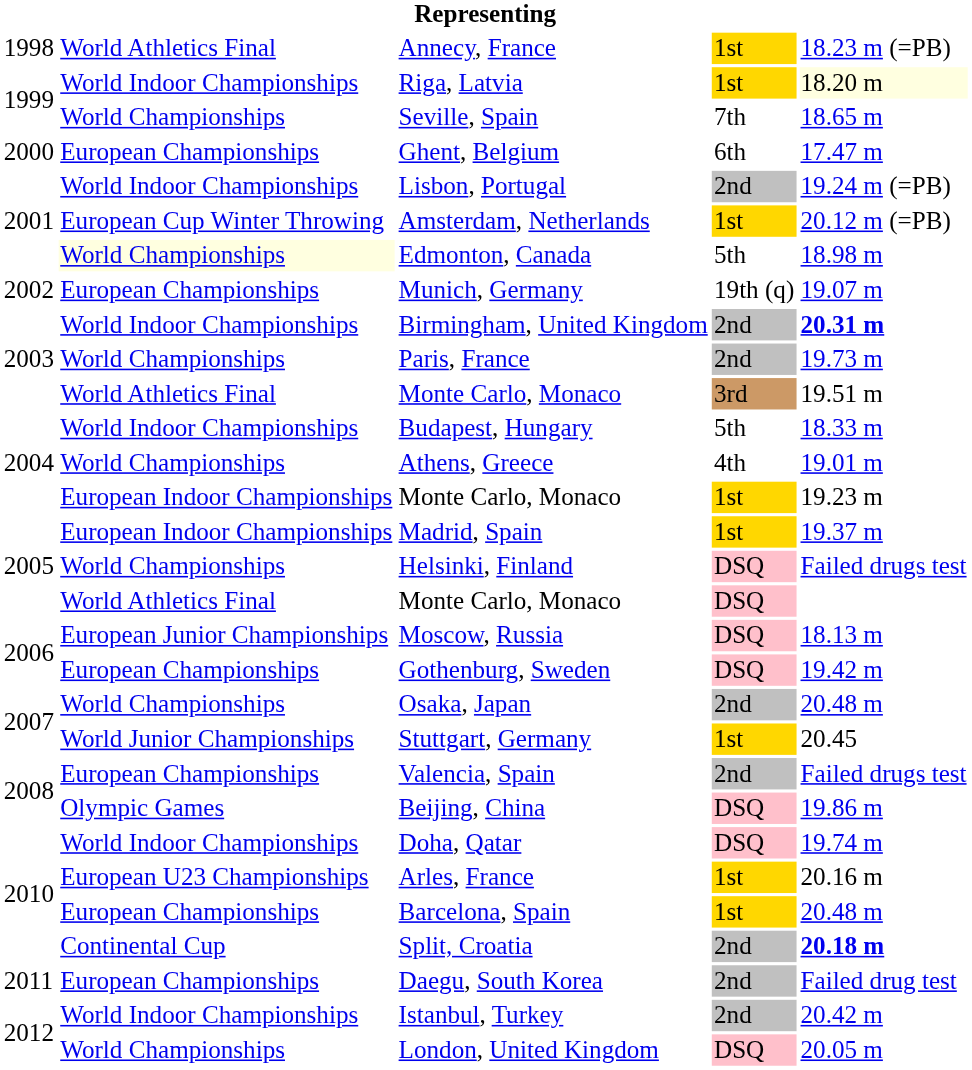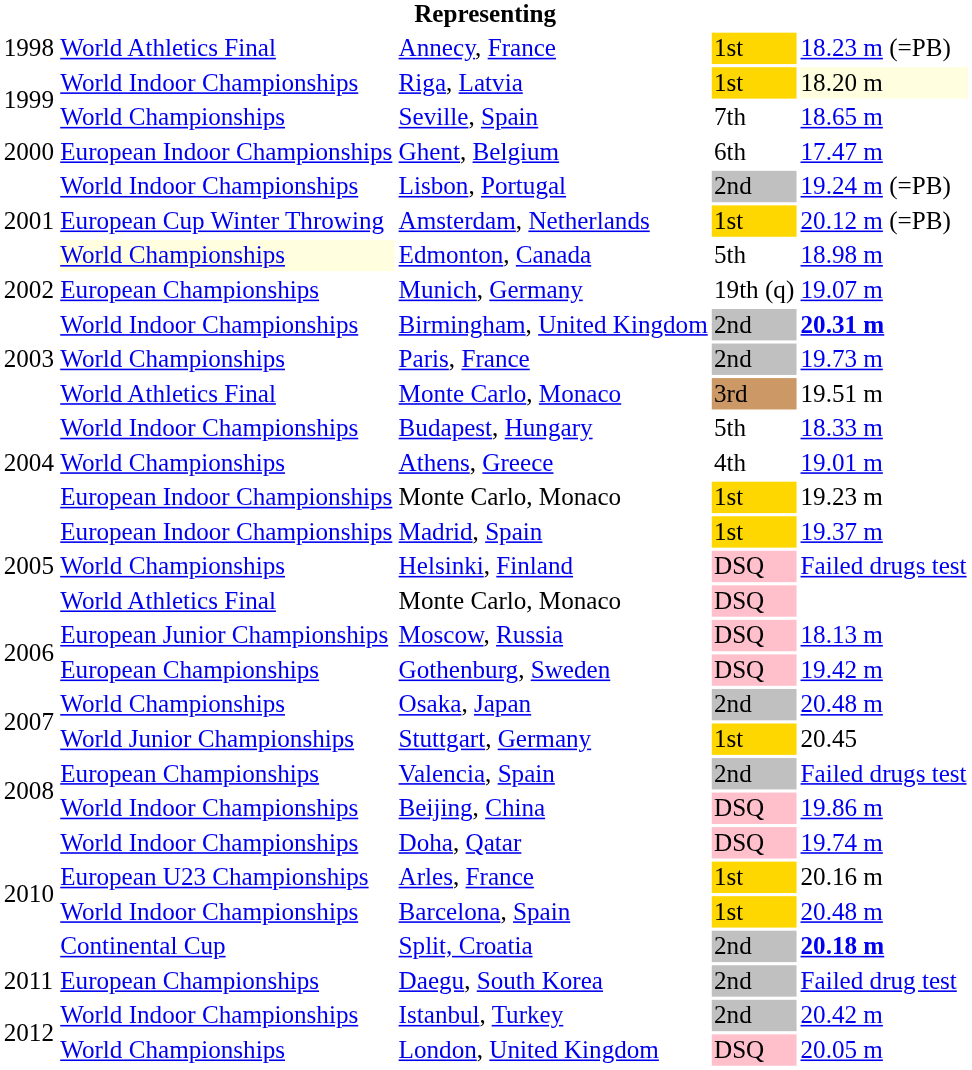(190, 151) European Championships -> (226, 151) European Indoor Championships
(142, 807) Olympic Games -> (209, 807) World Indoor Championships
(190, 911) European Championships -> (209, 911) World Indoor Championships
